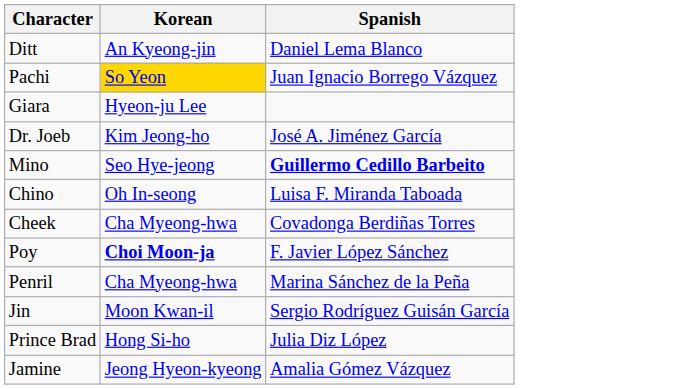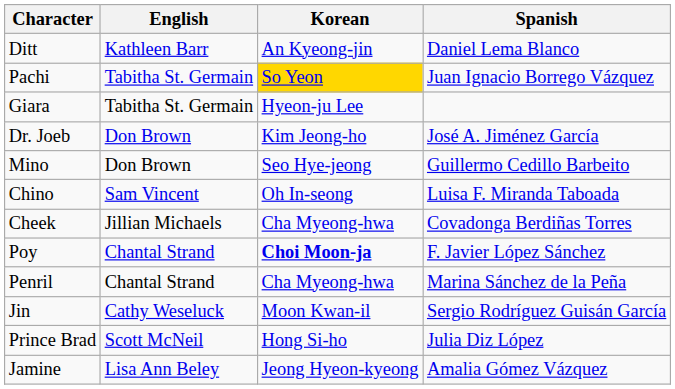+ column: (179, 19)
(377, 164) bold -> (528, 164) normal
